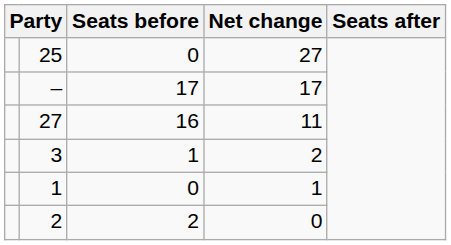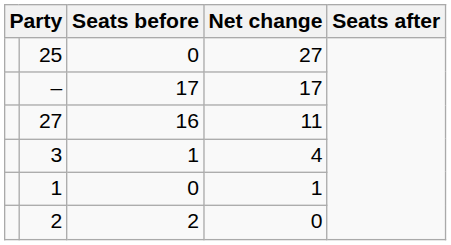(317, 155) 2 -> (317, 155) 4
